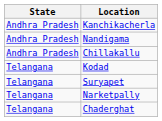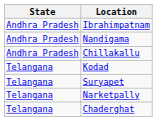+ row: (116, 25)
- row: (119, 25)
